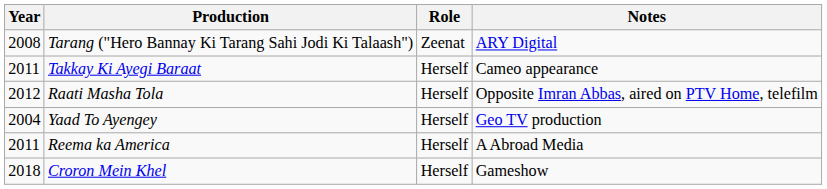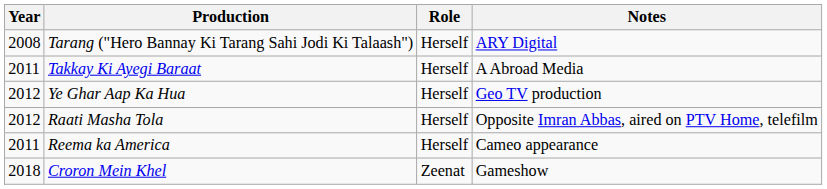(443, 42) Zeenat -> (444, 42) Herself
(537, 68) Cameo appearance -> (530, 68) A Abroad Media
+ row: (117, 94)
- row: (102, 119)
(530, 145) A Abroad Media -> (537, 145) Cameo appearance
(444, 171) Herself -> (443, 171) Zeenat
